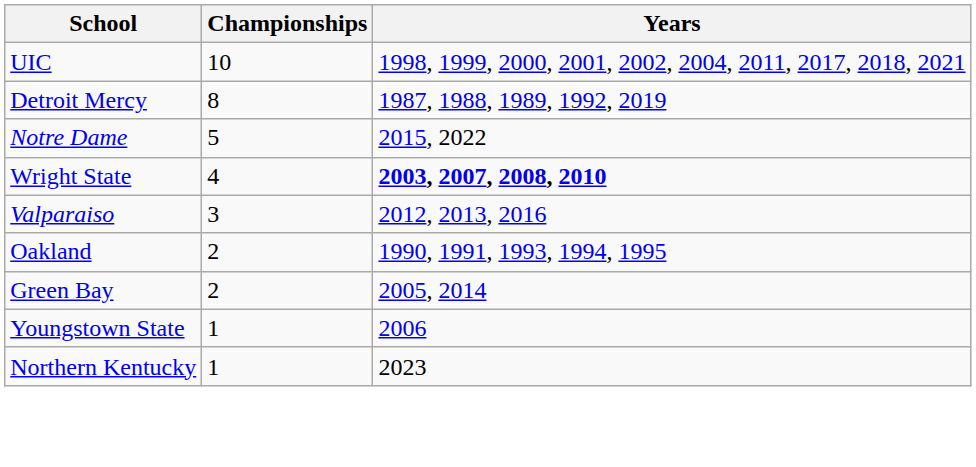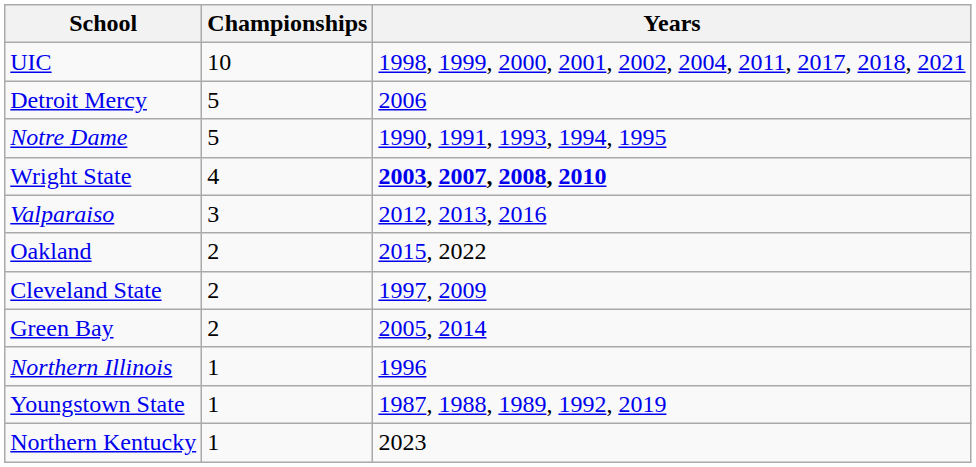(213, 99) 8 -> (213, 99) 5
(522, 99) 1987, 1988, 1989, 1992, 2019 -> (402, 99) 2006
(432, 137) 2015, 2022 -> (522, 137) 1990, 1991, 1993, 1994, 1995
(522, 251) 1990, 1991, 1993, 1994, 1995 -> (432, 251) 2015, 2022
+ row: (86, 289)
+ row: (91, 366)
(402, 328) 2006 -> (522, 404) 1987, 1988, 1989, 1992, 2019
